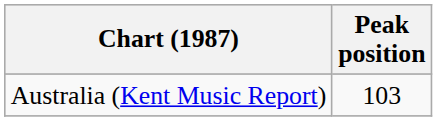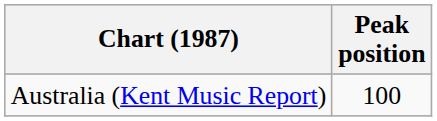(382, 94) 103 -> (382, 94) 100
